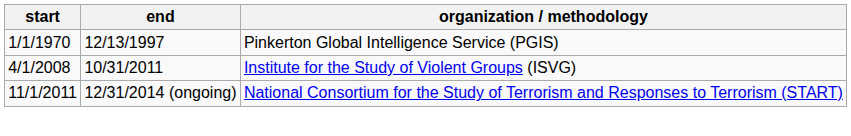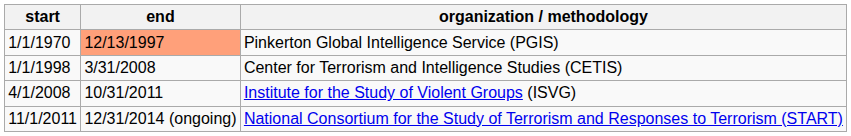(124, 42) no background -> (124, 42) lightsalmon background
+ row: (433, 67)
